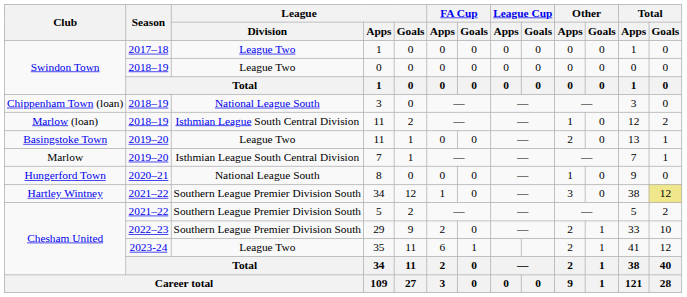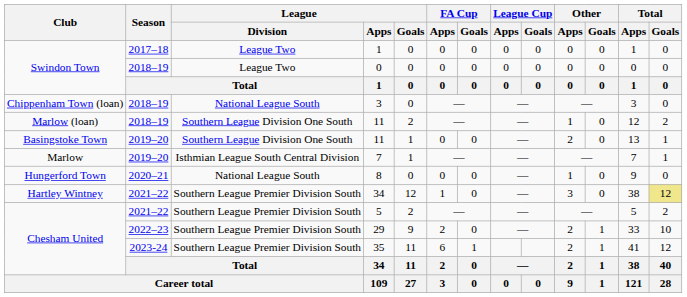(267, 121) Isthmian League South Central Division -> (267, 121) Southern League Division One South
(267, 139) League Two -> (267, 139) Southern League Division One South
(267, 247) League Two -> (267, 247) Southern League Premier Division South
